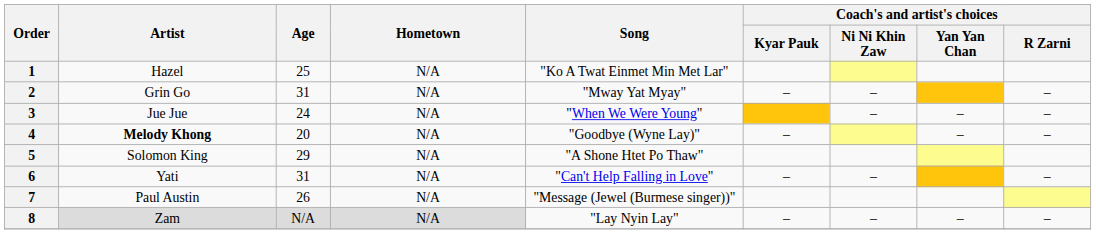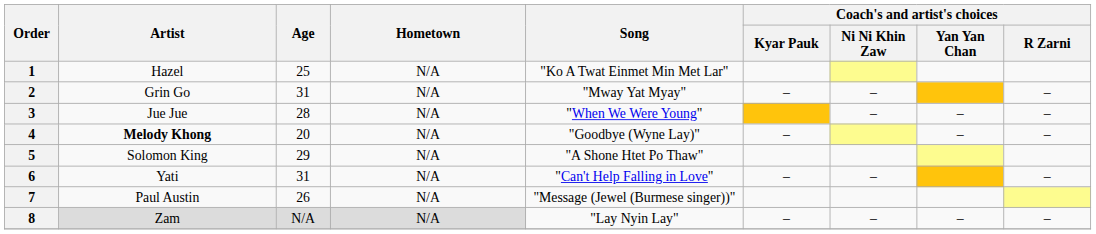(303, 113) 24 -> (303, 113) 28
